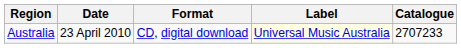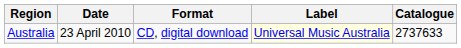(419, 33) 2707233 -> (419, 33) 2737633
